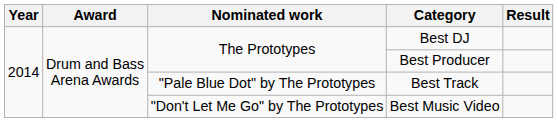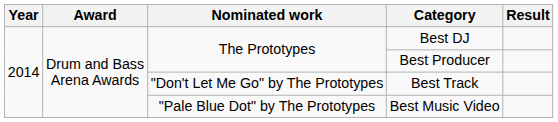(267, 83) "Pale Blue Dot" by The Prototypes -> (267, 83) "Don't Let Me Go" by The Prototypes
(267, 106) "Don't Let Me Go" by The Prototypes -> (267, 106) "Pale Blue Dot" by The Prototypes
